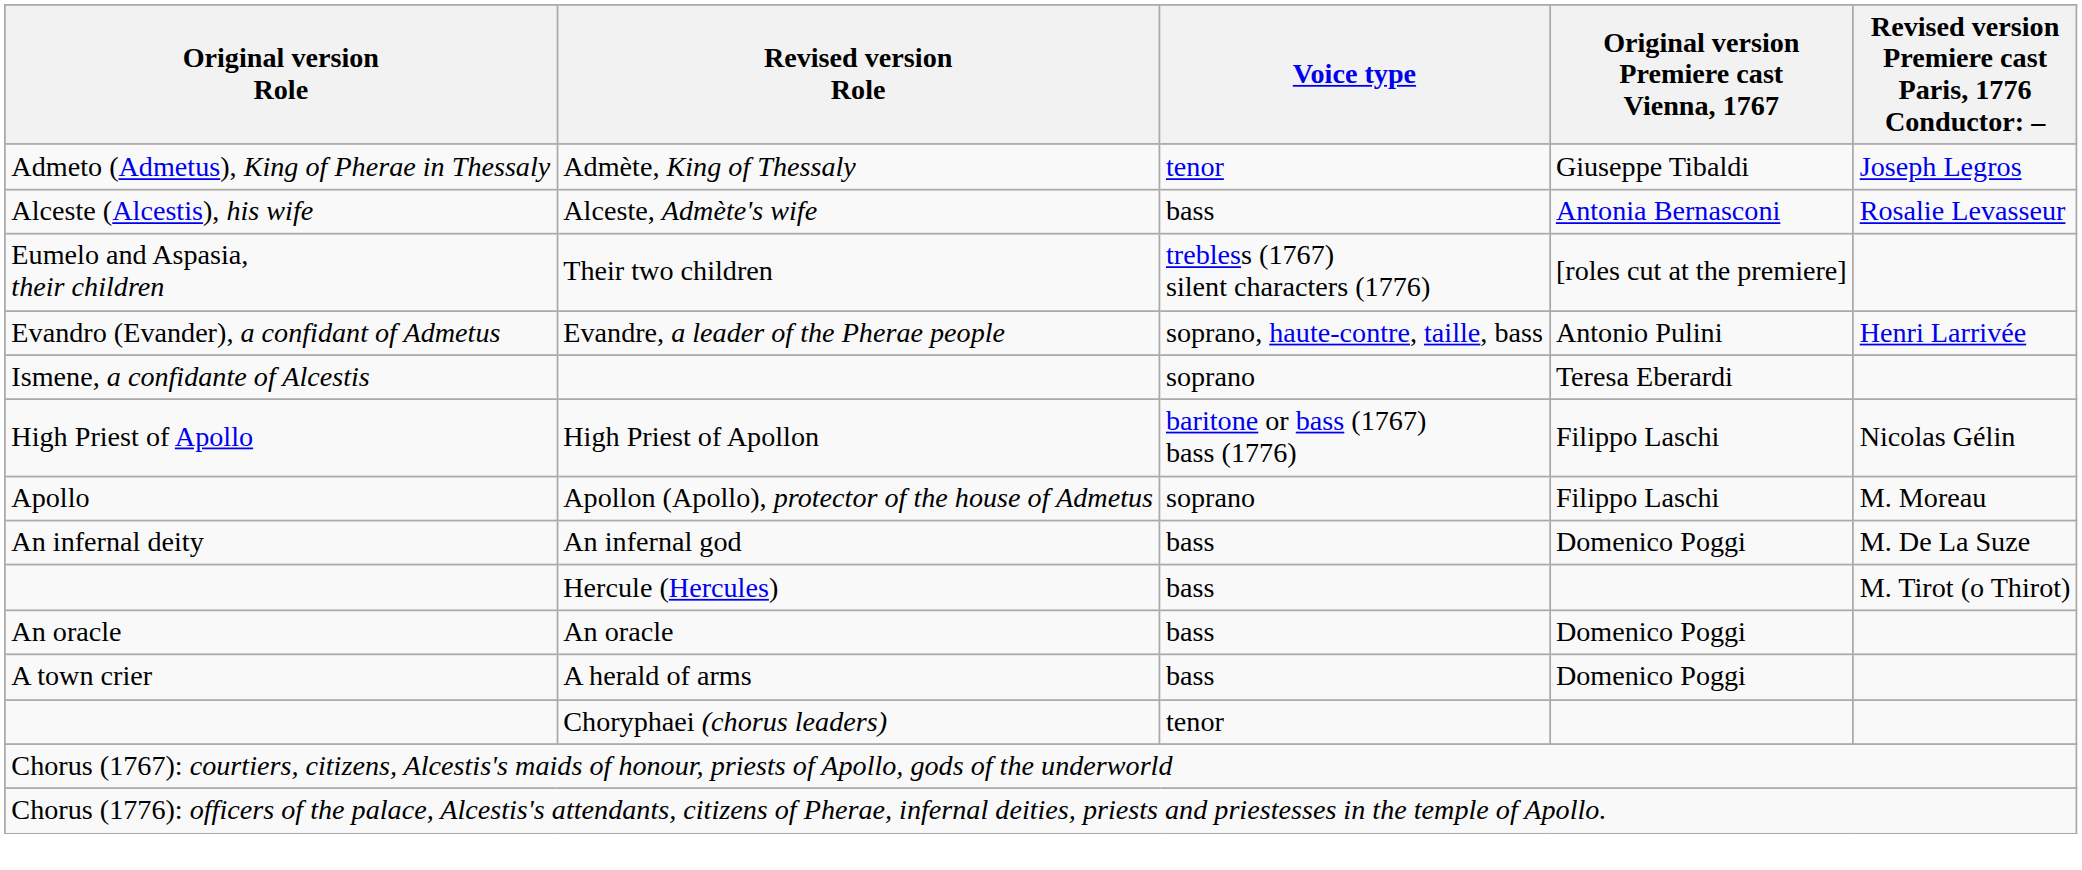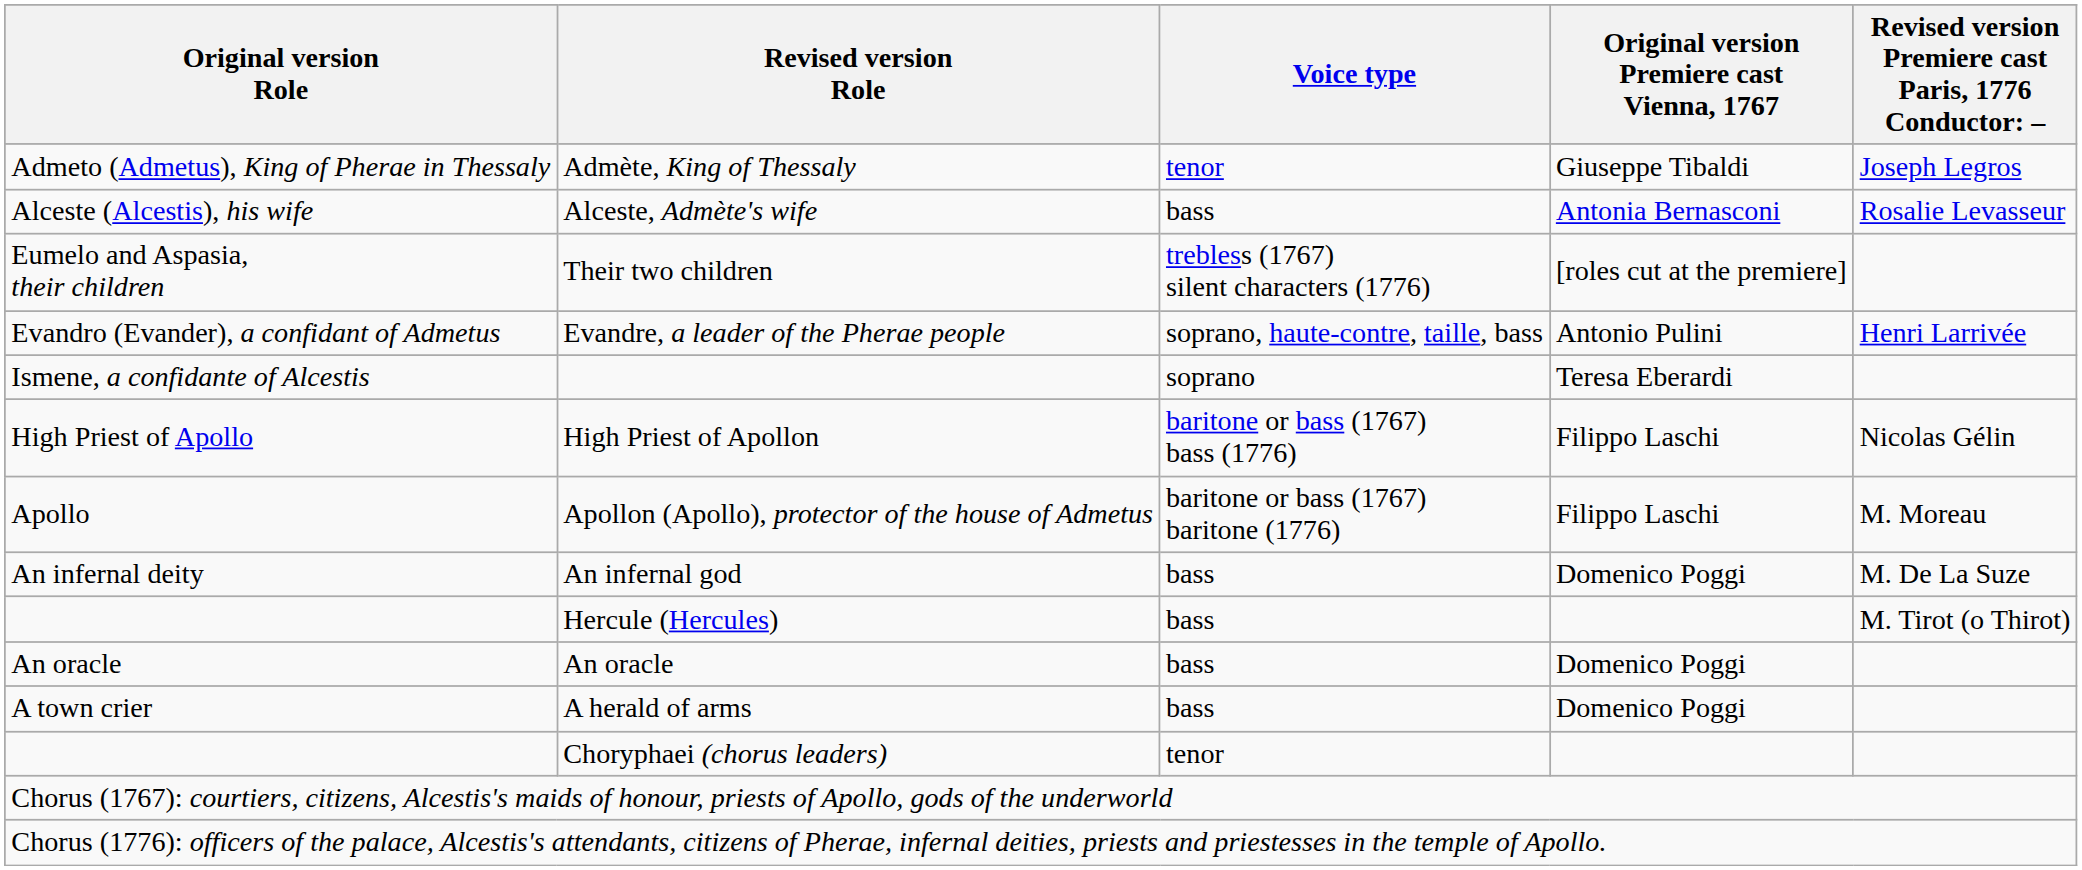(1211, 497) soprano -> (1296, 513) baritone or bass (1767) baritone (1776)
